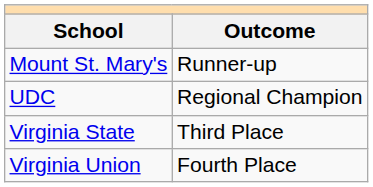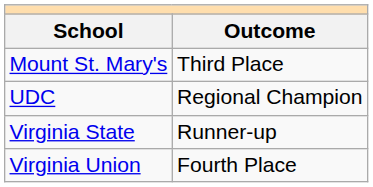(227, 64) Runner-up -> (230, 64) Third Place
(230, 131) Third Place -> (227, 131) Runner-up
